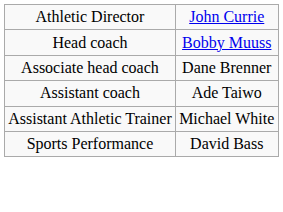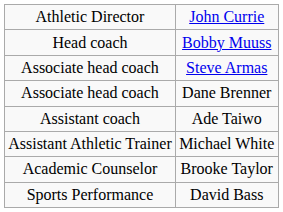+ row: (227, 67)
+ row: (227, 169)
